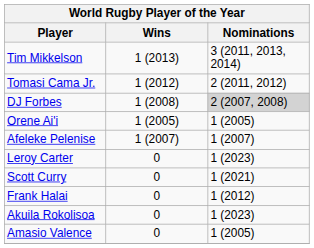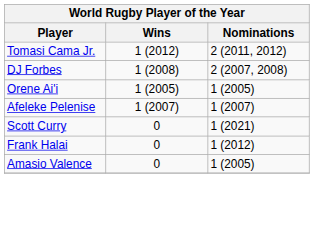- row: (45, 58)
(249, 102) lightgrey background -> (249, 70) no background
- row: (40, 158)
- row: (51, 214)
